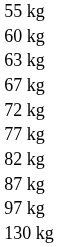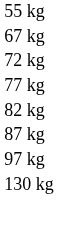- row: (25, 36)
- row: (25, 60)
